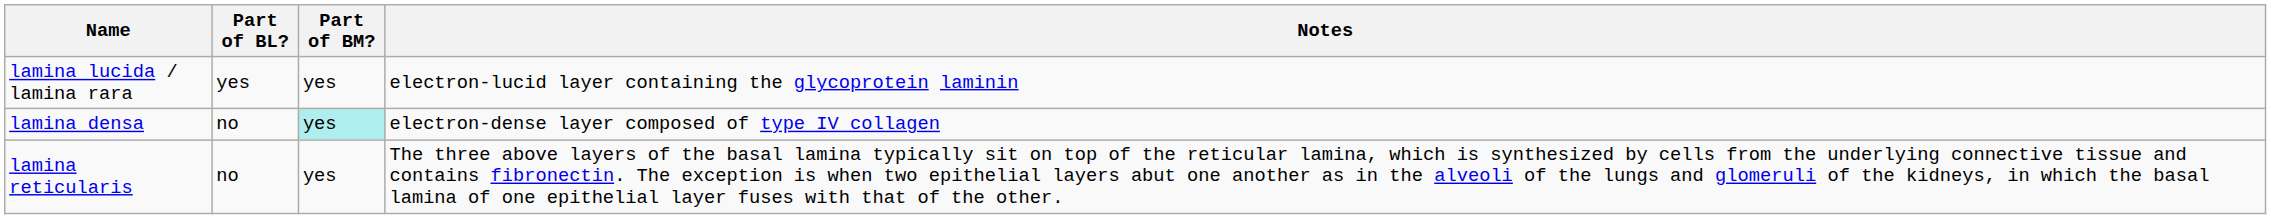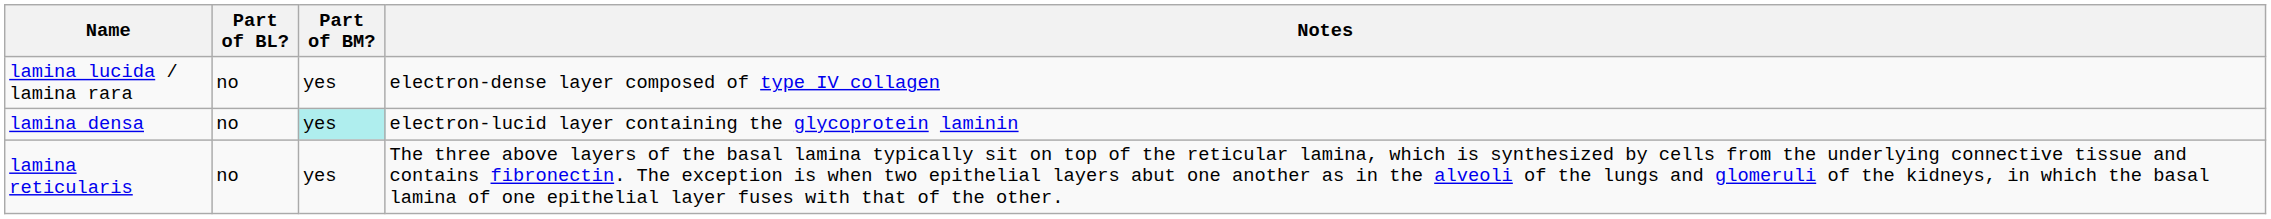(233, 83) yes -> (228, 83) no
(704, 83) electron-lucid layer containing the glycoprotein laminin -> (665, 83) electron-dense layer composed of type IV collagen
(665, 124) electron-dense layer composed of type IV collagen -> (704, 124) electron-lucid layer containing the glycoprotein laminin
